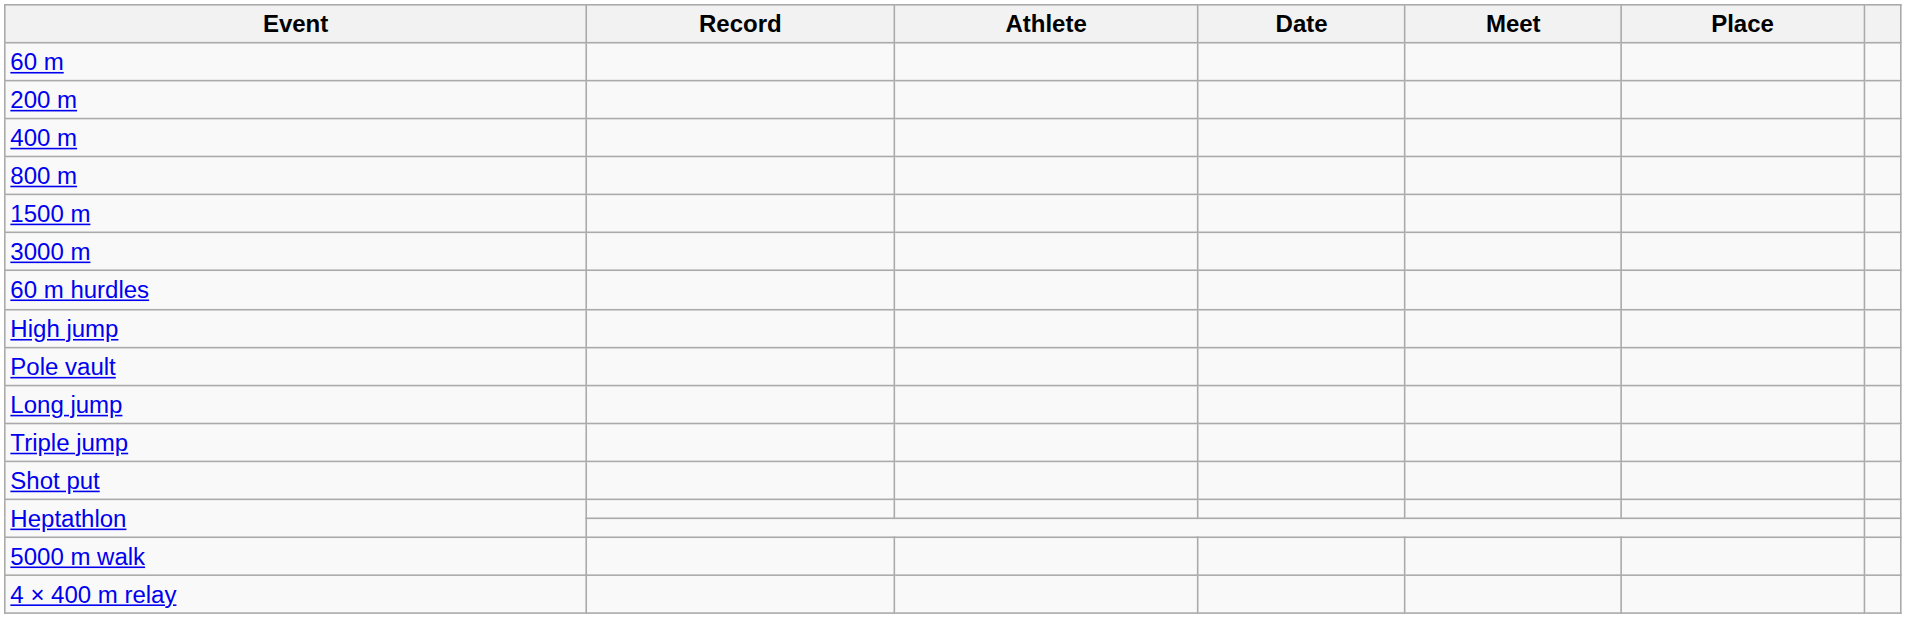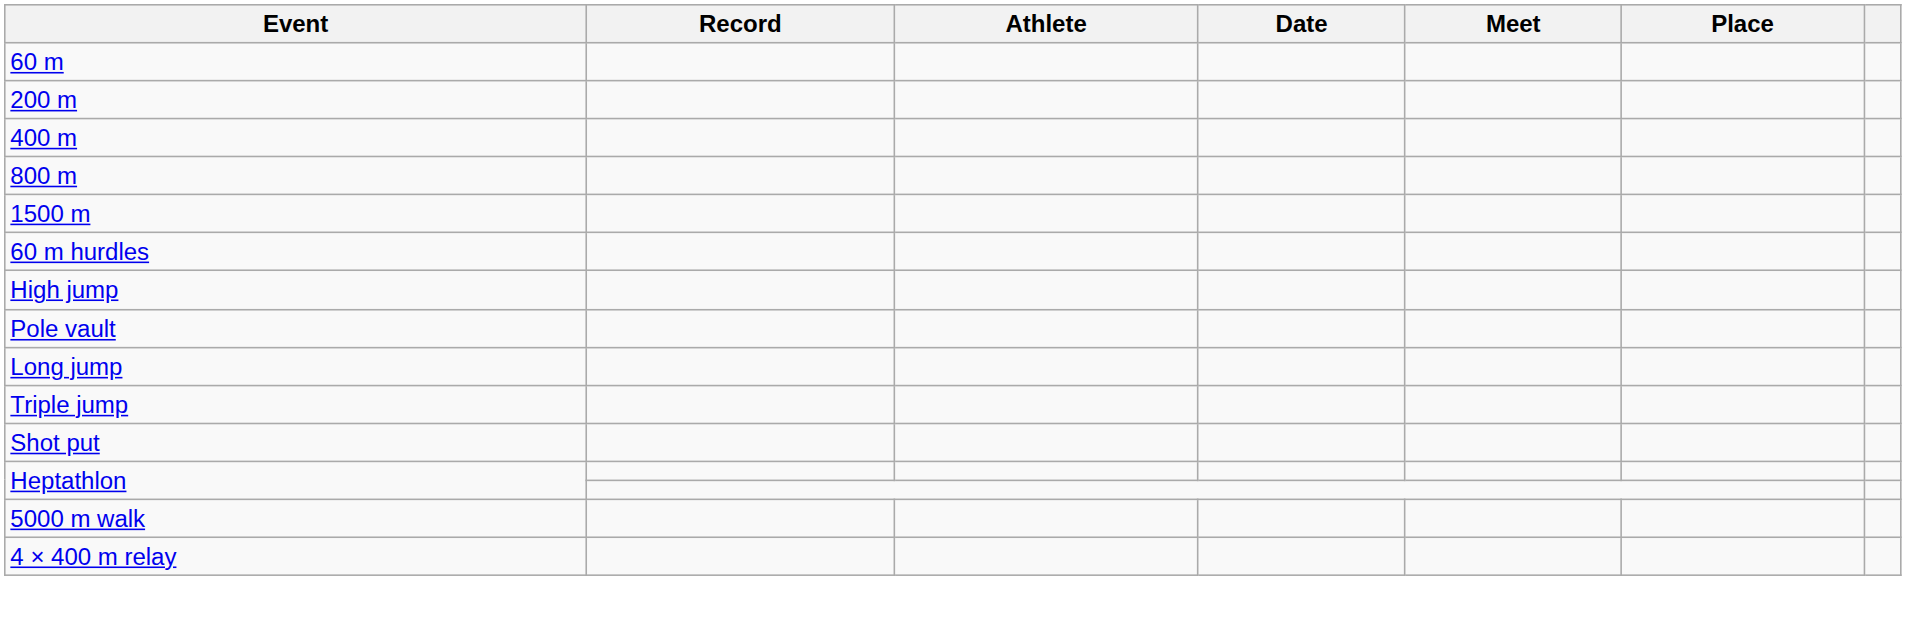- row: (50, 252)
